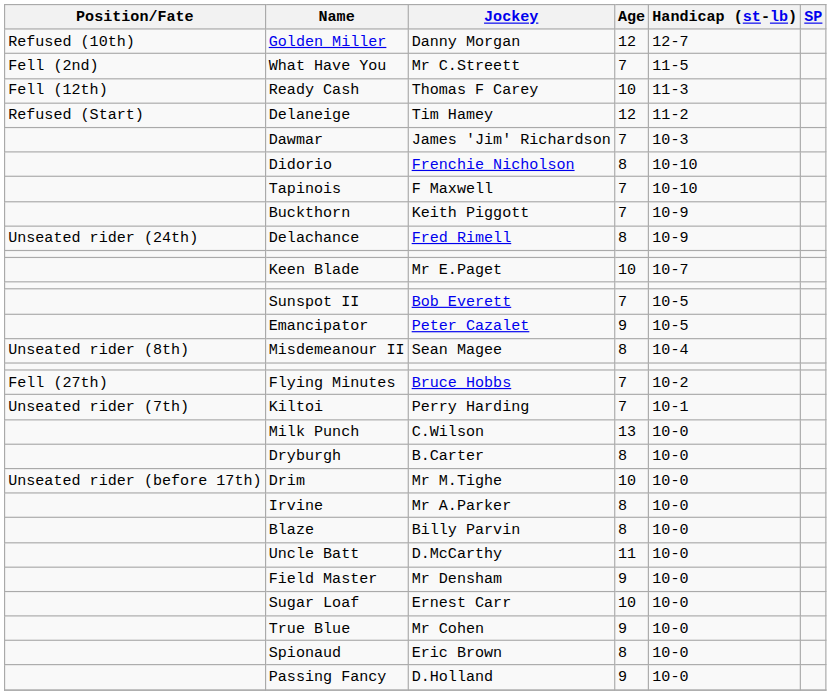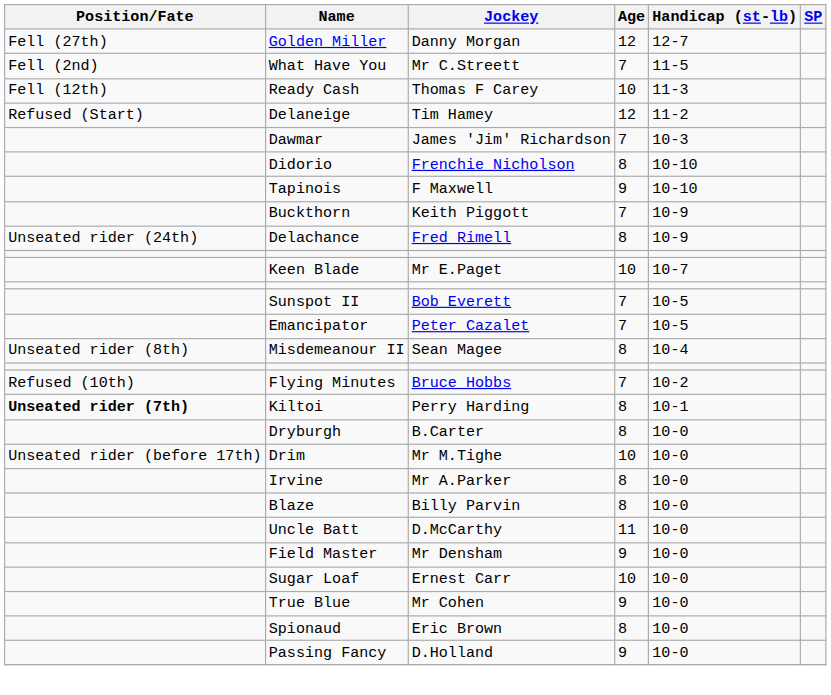(72, 41) Refused (10th) -> (58, 41) Fell (27th)
(622, 189) 7 -> (622, 189) 9
(622, 326) 9 -> (622, 326) 7
(58, 382) Fell (27th) -> (72, 382) Refused (10th)
(99, 407) normal -> (99, 407) bold
(622, 407) 7 -> (622, 407) 8
- row: (314, 432)
